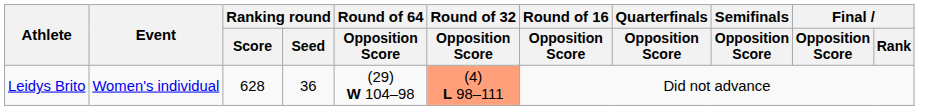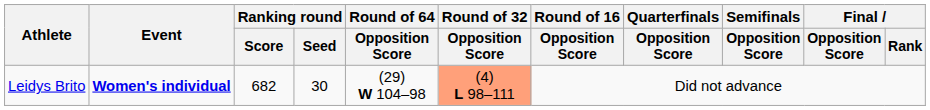(156, 86) normal -> (162, 86) bold
(252, 86) 628 -> (264, 86) 682
(308, 86) 36 -> (320, 86) 30
